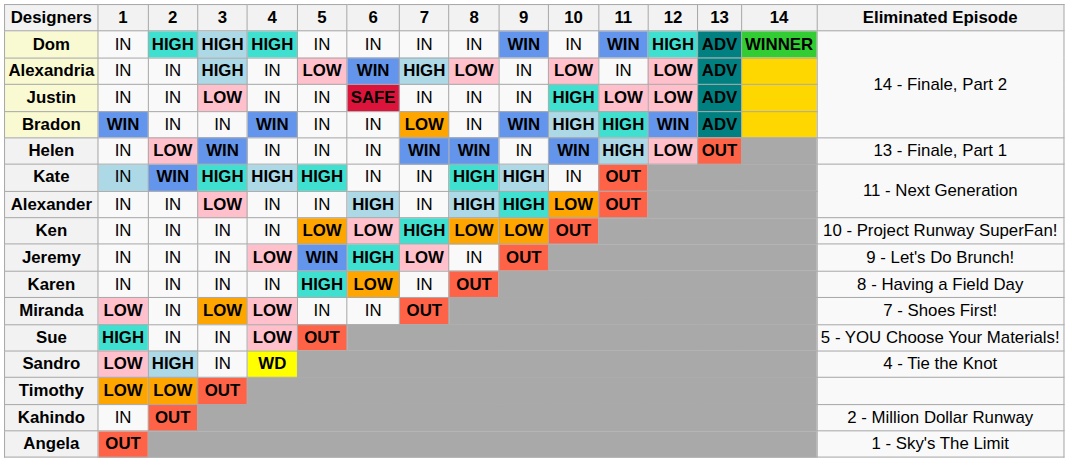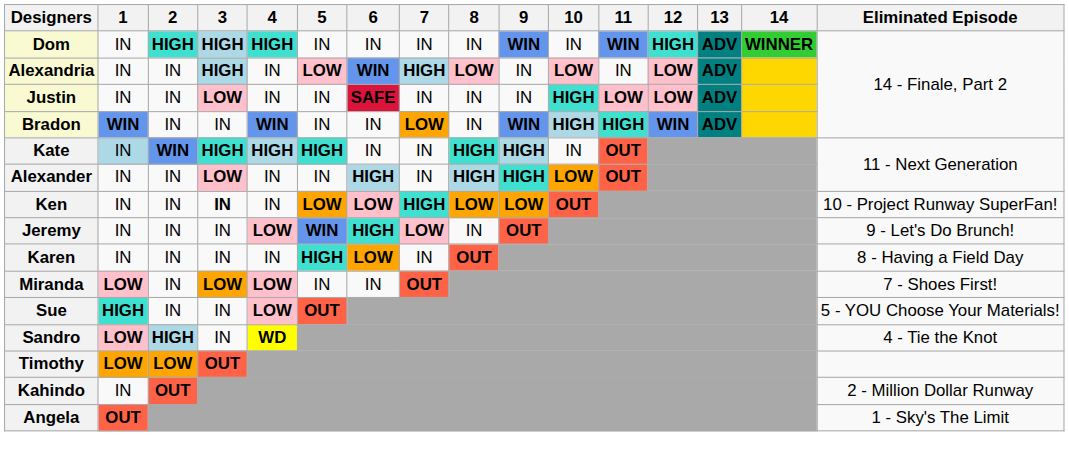- row: (51, 151)
(223, 230) normal -> (223, 204) bold
